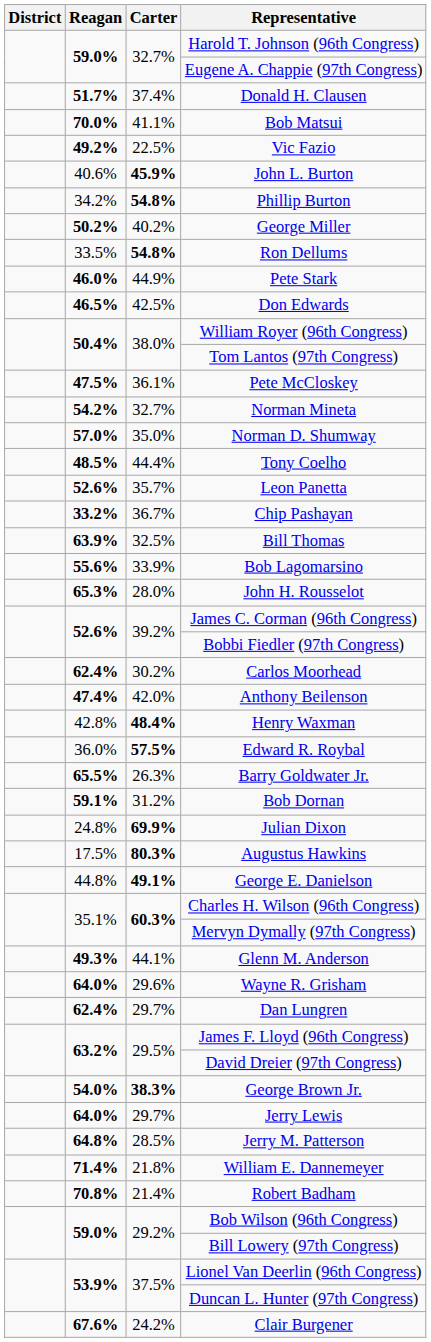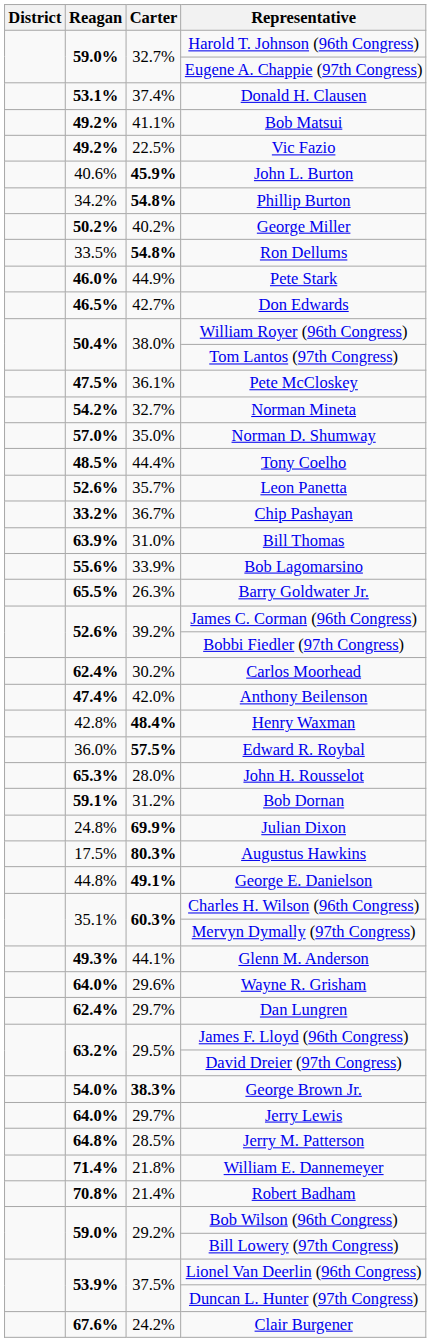(96, 95) 51.7% -> (96, 95) 53.1%
(96, 122) 70.0% -> (96, 122) 49.2%
(153, 305) 42.5% -> (153, 305) 42.7%
(153, 540) 32.5% -> (153, 540) 31.0%
rows swapped: (304, 775) <-> (304, 592)
